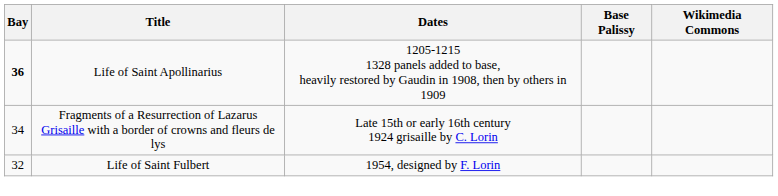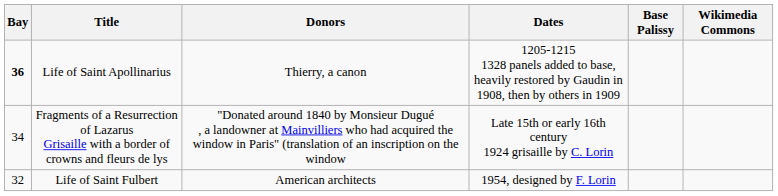+ column: (326, 22)
